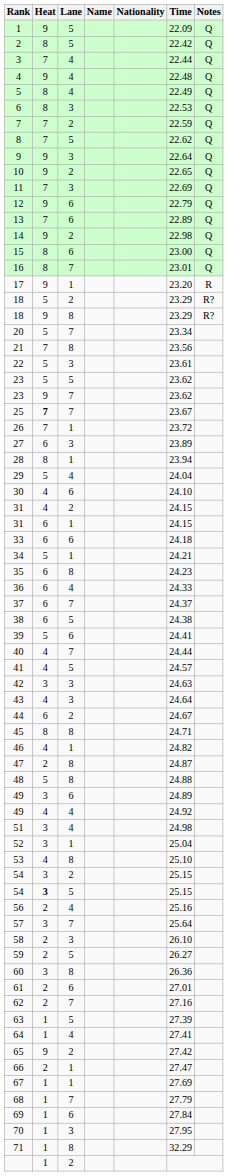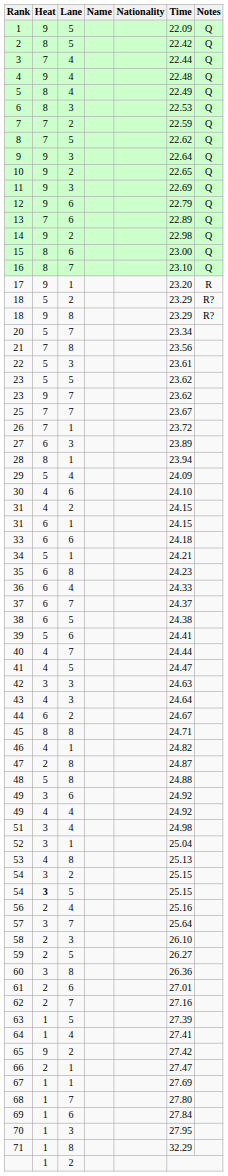(45, 188) 7 -> (45, 188) 9
(181, 268) 23.01 -> (181, 268) 23.10
(45, 412) bold -> (45, 412) normal
(181, 476) 24.04 -> (181, 476) 24.09
(181, 667) 24.57 -> (181, 667) 24.47
(181, 795) 24.89 -> (181, 795) 24.92
(181, 859) 25.10 -> (181, 859) 25.13
(181, 1099) 27.79 -> (181, 1099) 27.80
